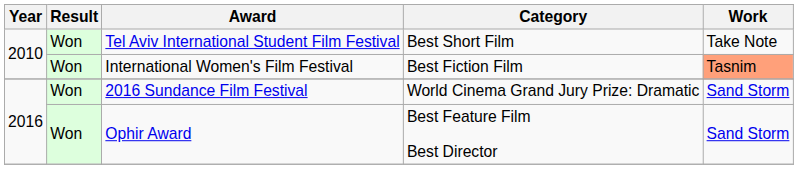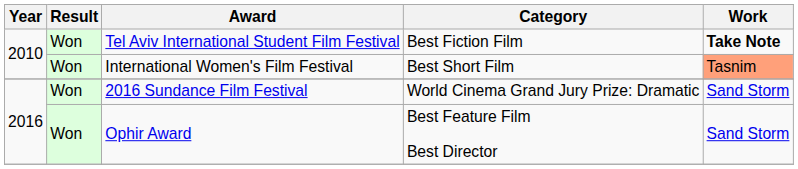(460, 41) Best Short Film -> (465, 41) Best Fiction Film
(742, 41) normal -> (743, 41) bold
(465, 66) Best Fiction Film -> (460, 66) Best Short Film
